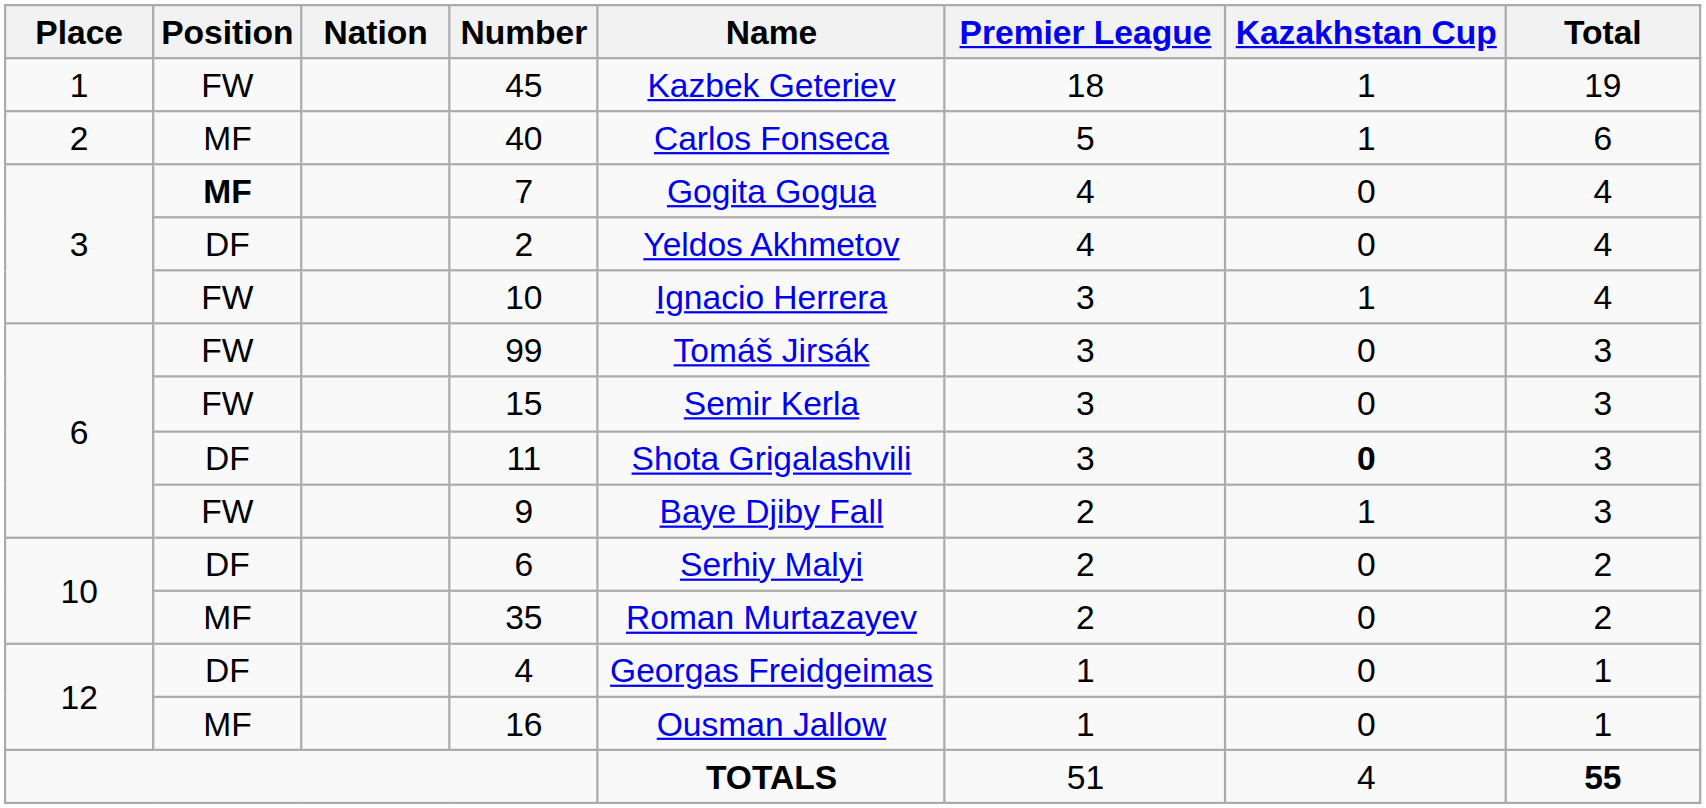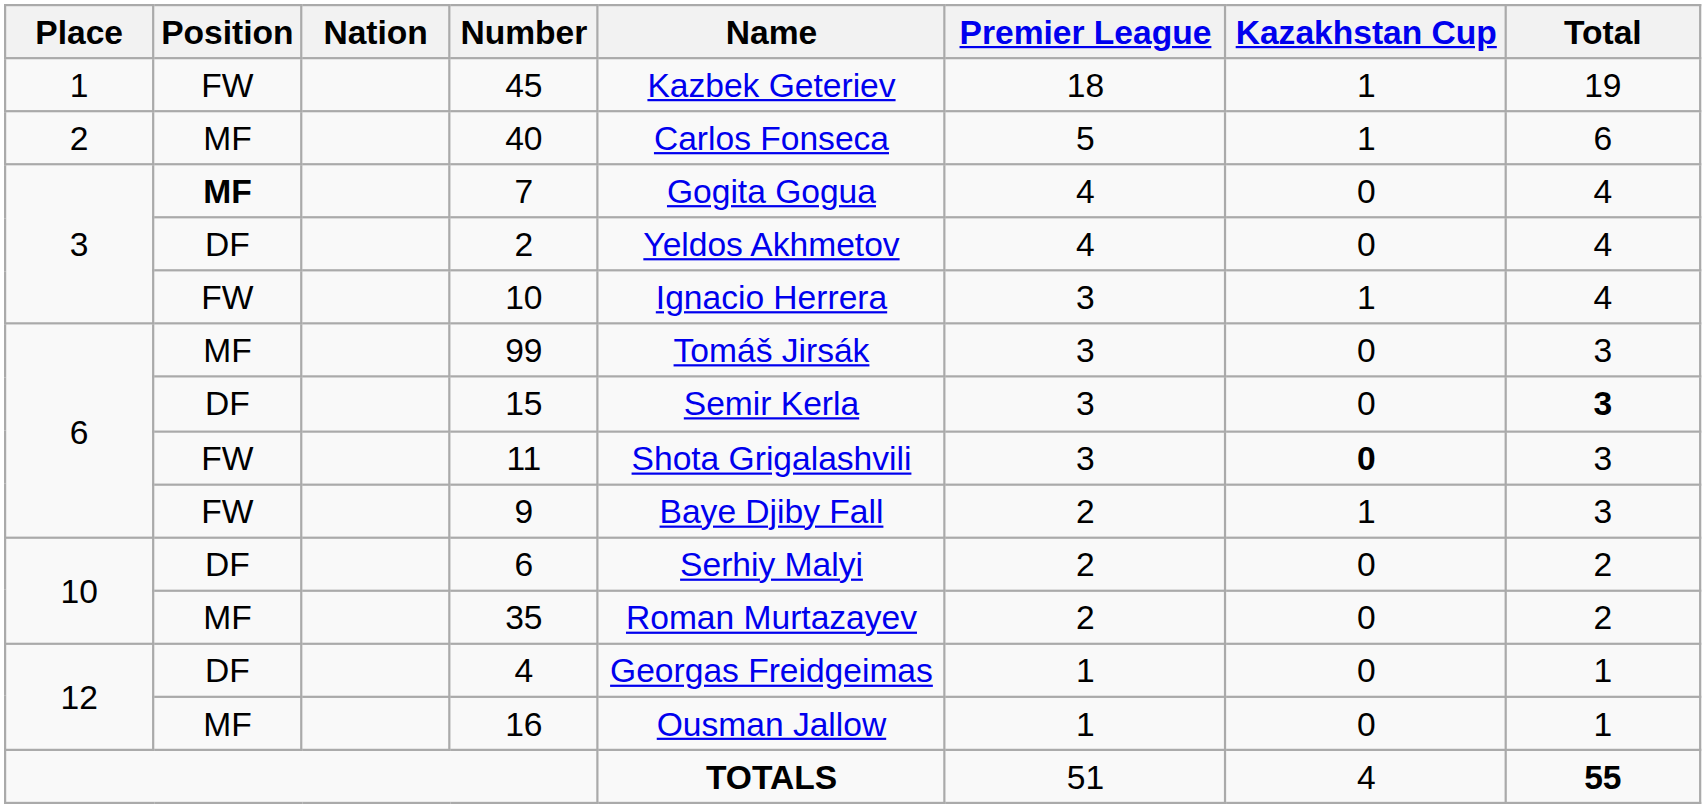(227, 351) FW -> (227, 351) MF
(227, 404) FW -> (227, 404) DF
(1603, 404) normal -> (1603, 404) bold
(227, 457) DF -> (227, 457) FW
